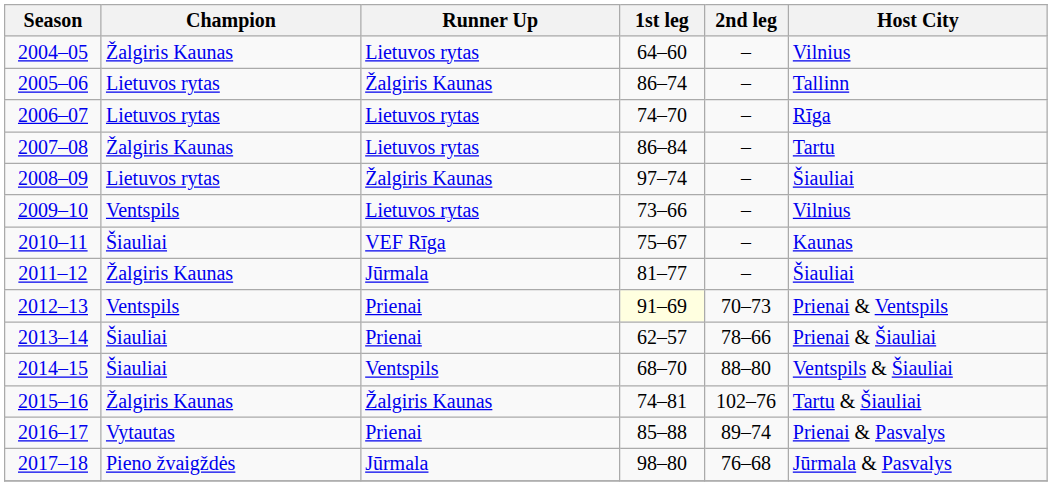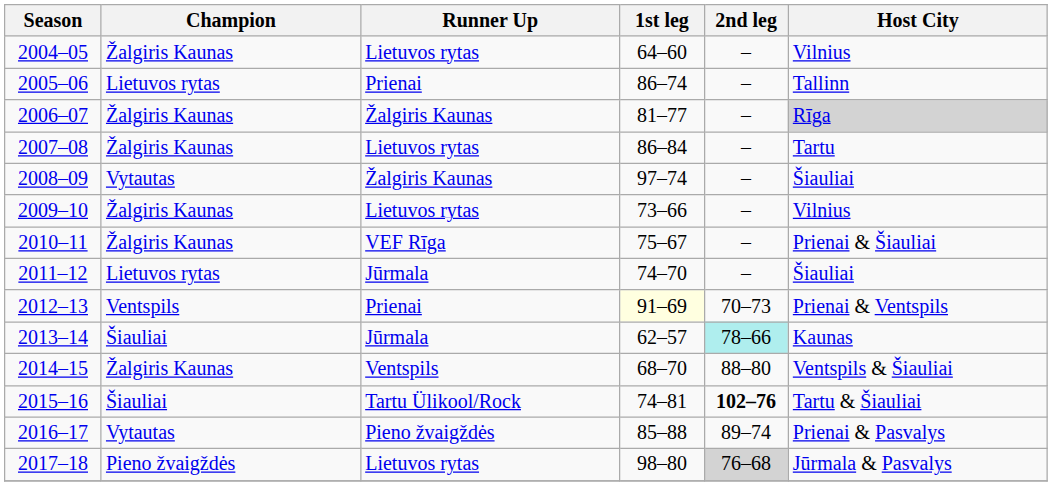(429, 83) Žalgiris Kaunas -> (394, 83) Prienai
(163, 115) Lietuvos rytas -> (170, 115) Žalgiris Kaunas
(422, 115) Lietuvos rytas -> (429, 115) Žalgiris Kaunas
(662, 115) 74–70 -> (662, 115) 81–77
(812, 115) no background -> (812, 115) lightgrey background
(163, 178) Lietuvos rytas -> (140, 178) Vytautas
(143, 210) Ventspils -> (170, 210) Žalgiris Kaunas
(137, 242) Šiauliai -> (170, 242) Žalgiris Kaunas
(823, 242) Kaunas -> (864, 242) Prienai & Šiauliai
(170, 274) Žalgiris Kaunas -> (163, 274) Lietuvos rytas
(662, 274) 81–77 -> (662, 274) 74–70
(394, 337) Prienai -> (397, 337) Jūrmala
(746, 337) no background -> (746, 337) paleturquoise background
(864, 337) Prienai & Šiauliai -> (823, 337) Kaunas
(137, 369) Šiauliai -> (170, 369) Žalgiris Kaunas
(170, 400) Žalgiris Kaunas -> (137, 400) Šiauliai
(429, 400) Žalgiris Kaunas -> (443, 400) Tartu Ülikool/Rock
(746, 400) normal -> (746, 400) bold
(394, 432) Prienai -> (430, 432) Pieno žvaigždės
(397, 464) Jūrmala -> (422, 464) Lietuvos rytas
(746, 464) no background -> (746, 464) lightgrey background
